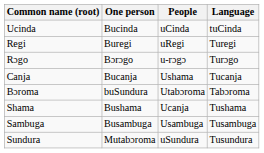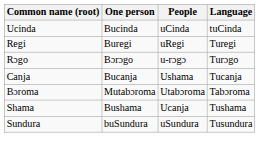(126, 92) buSundura -> (130, 92) Mutabɔroma
- row: (25, 124)
(130, 140) Mutabɔroma -> (126, 124) buSundura
